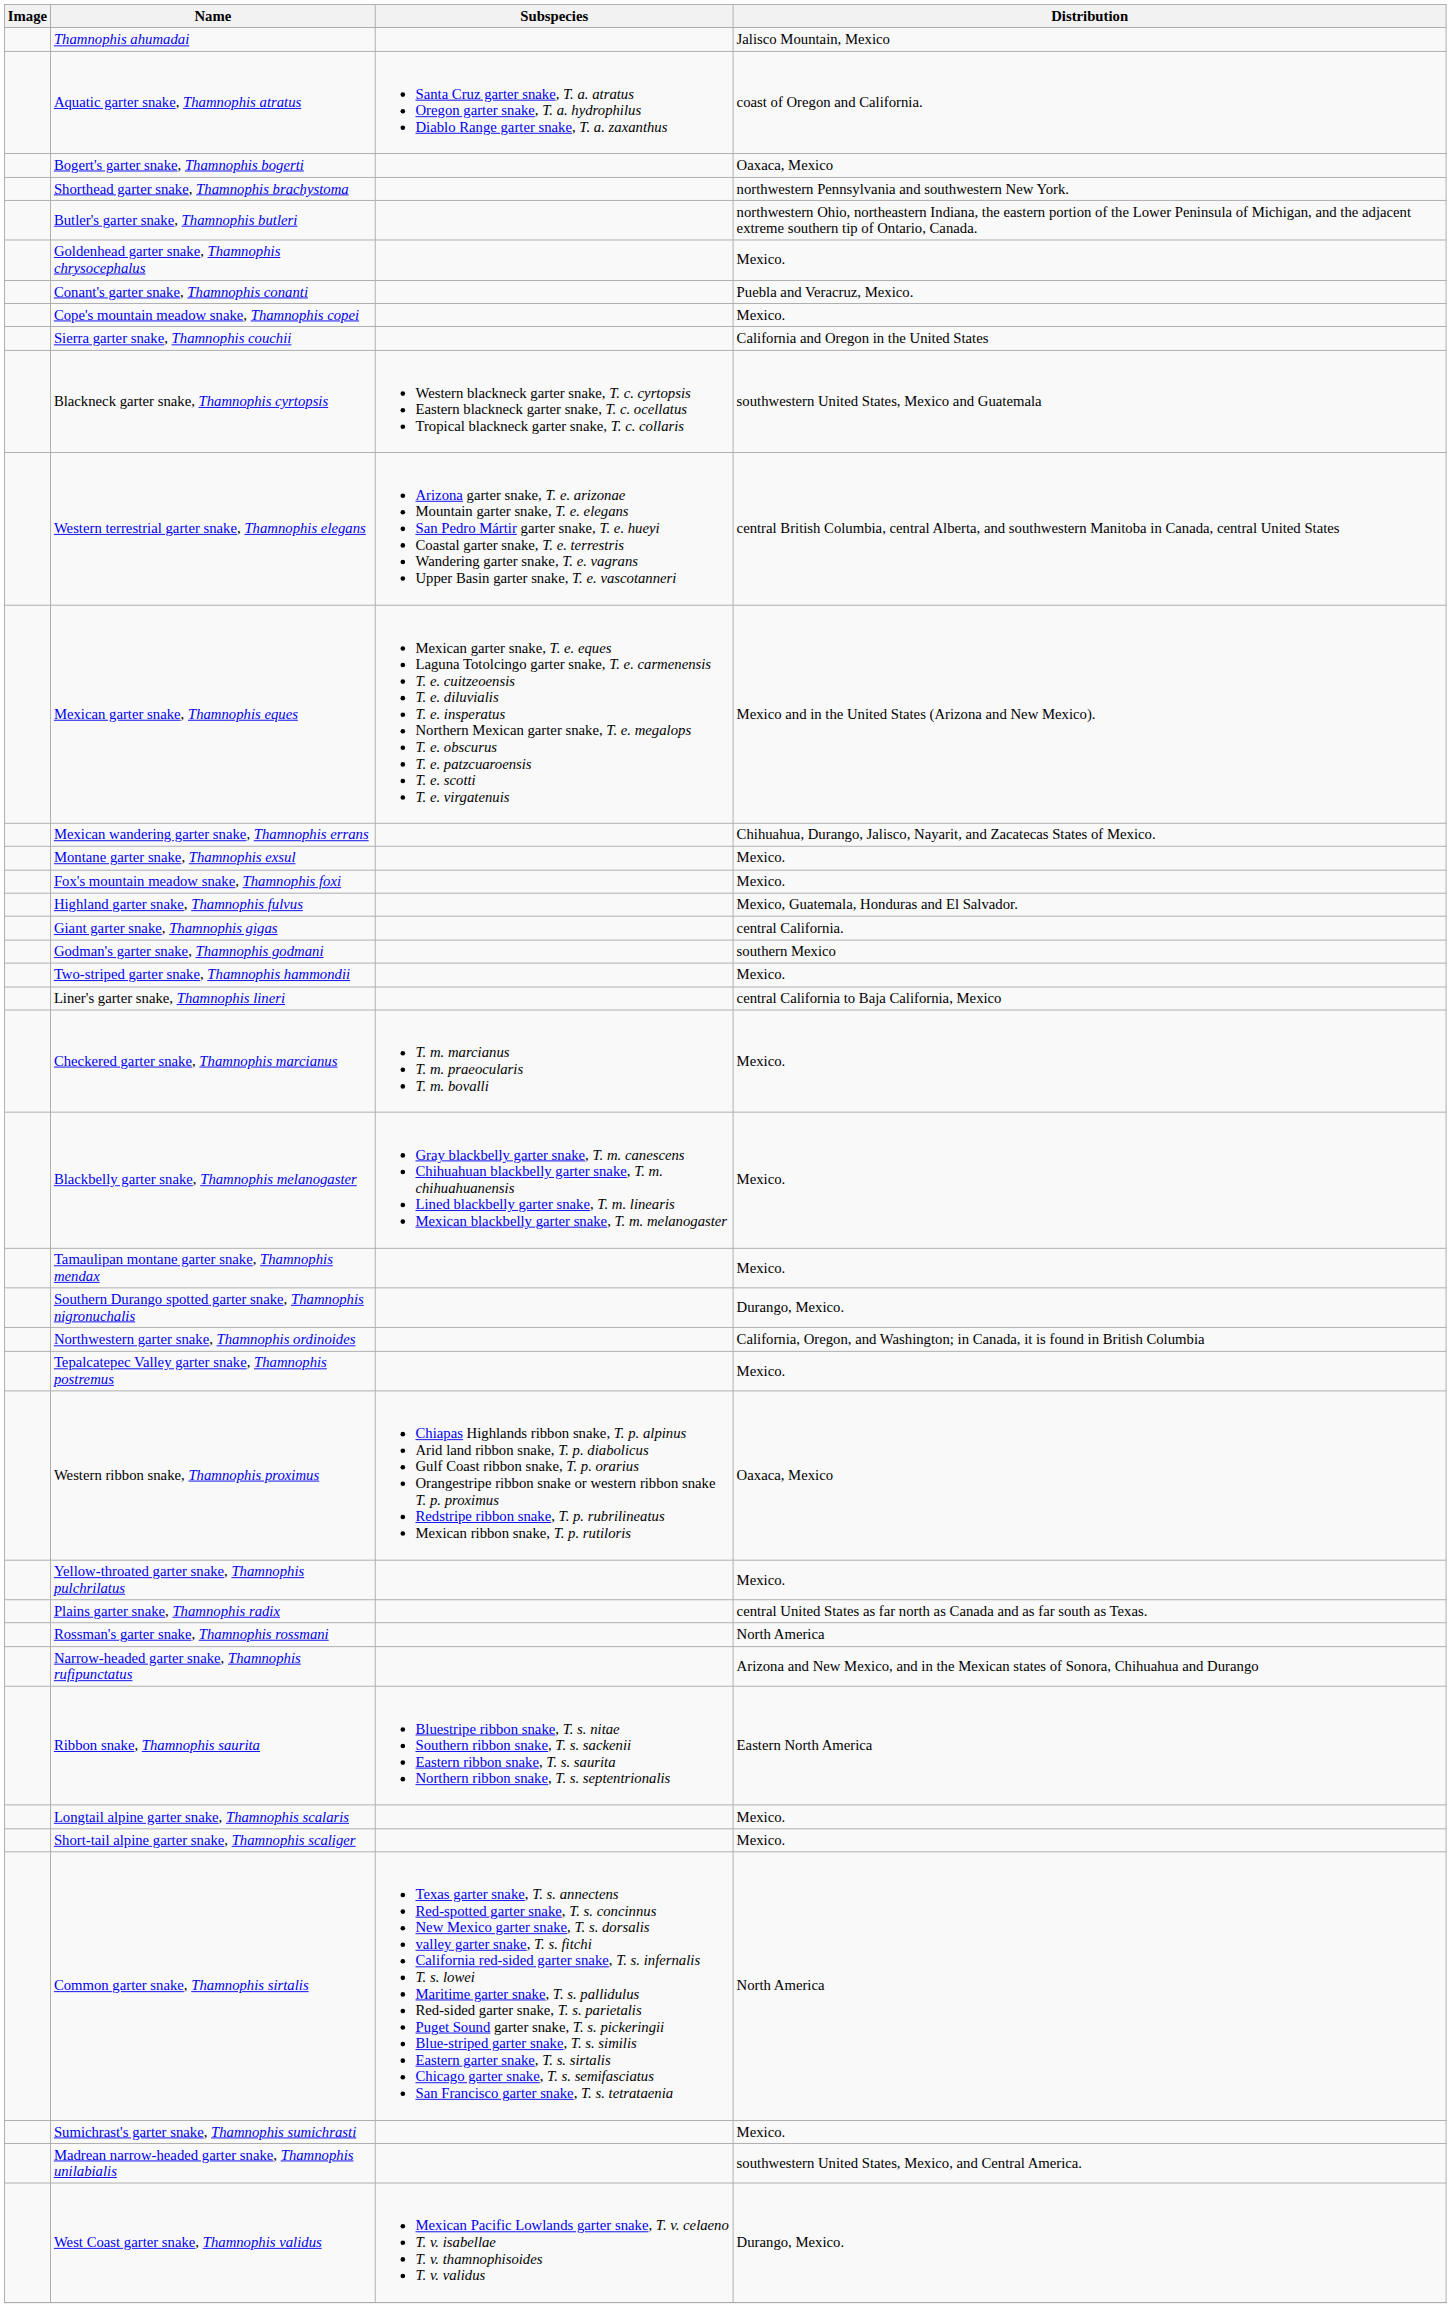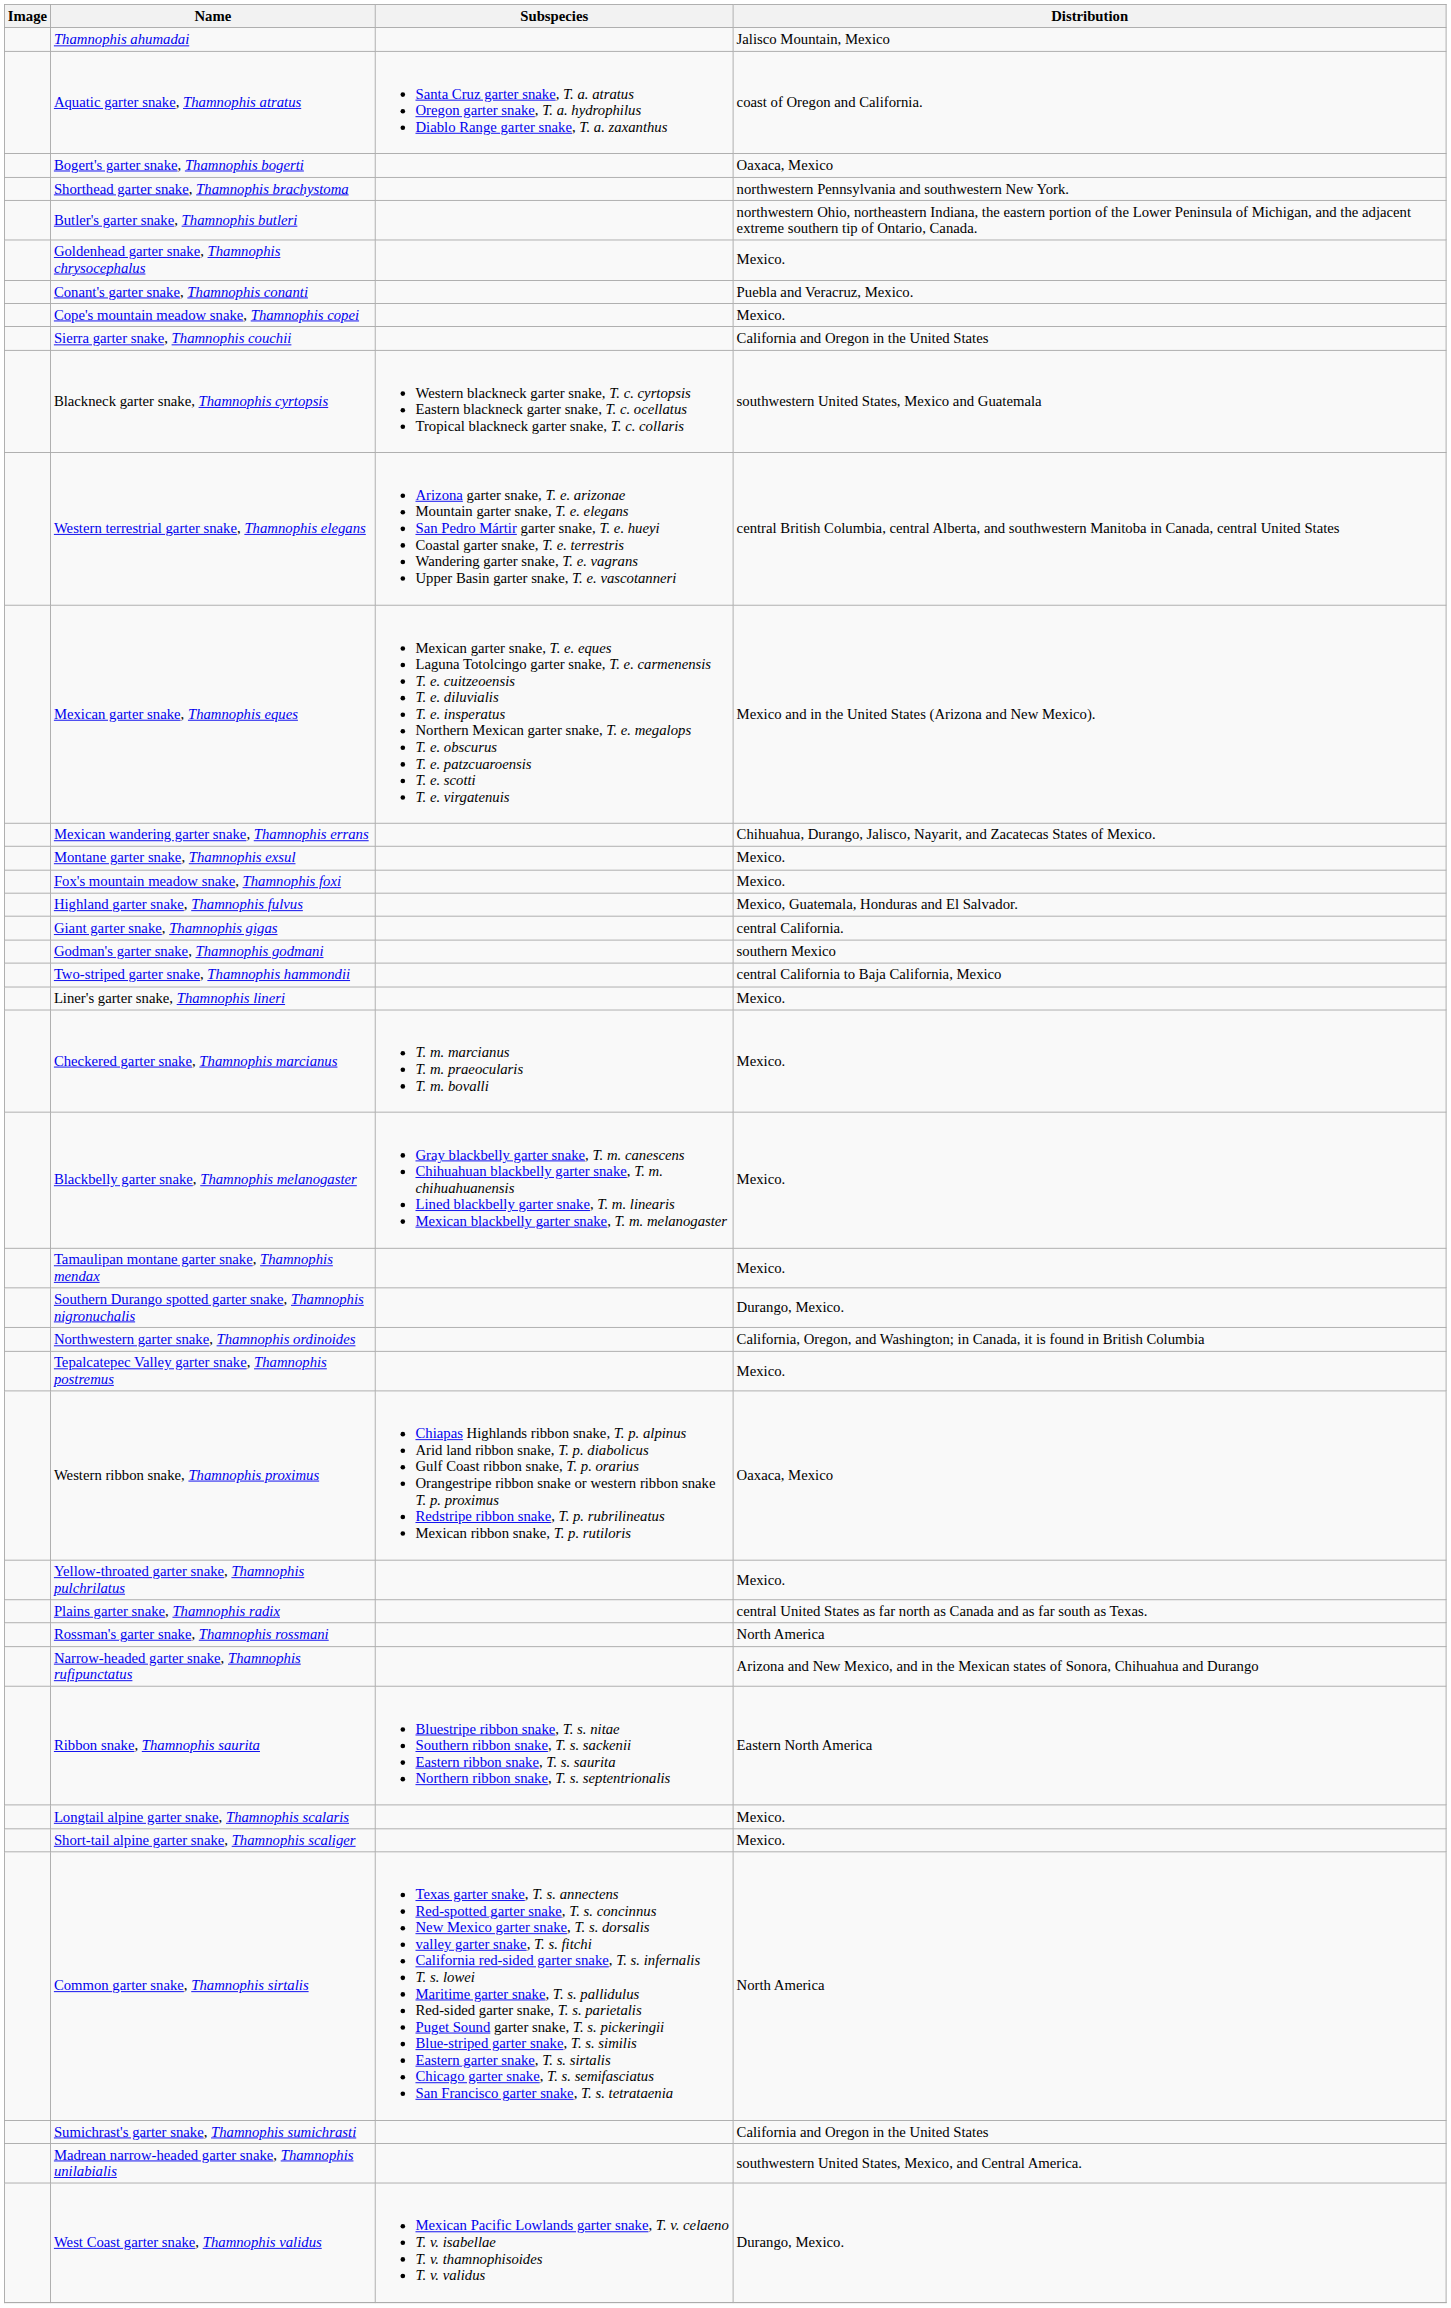(761, 974) Mexico. -> (869, 974) central California to Baja California, Mexico
(869, 998) central California to Baja California, Mexico -> (761, 998) Mexico.
(761, 2131) Mexico. -> (863, 2131) California and Oregon in the United States
